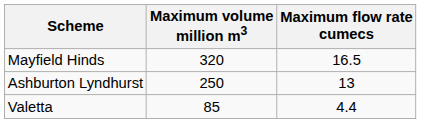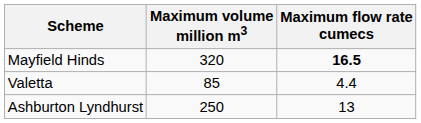(346, 60) normal -> (346, 60) bold
rows swapped: (30, 106) <-> (76, 83)
